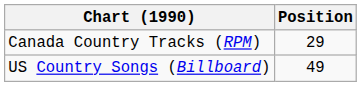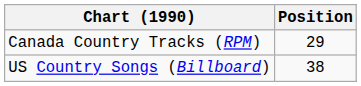(315, 68) 49 -> (315, 68) 38
